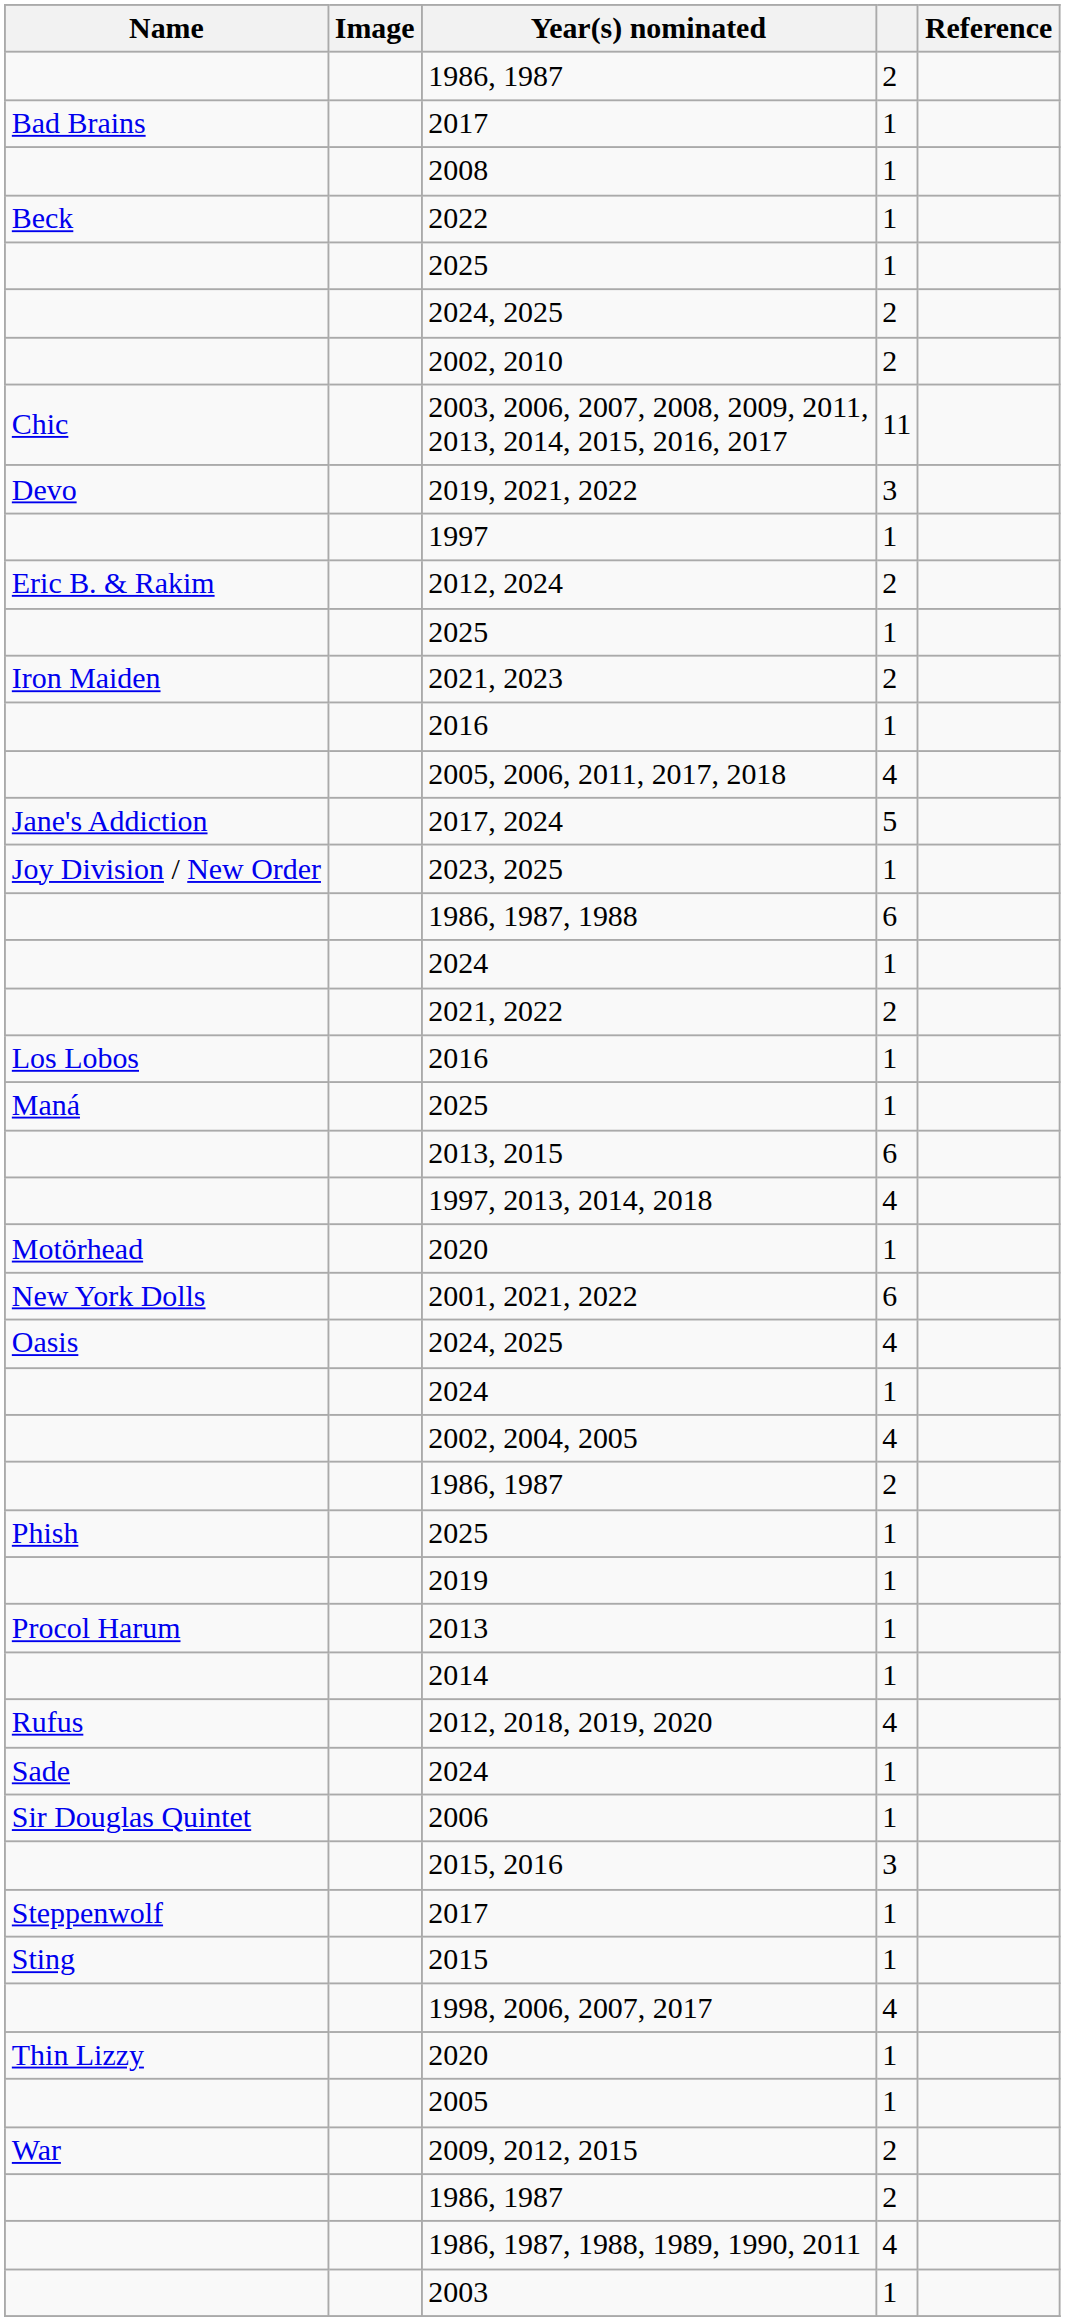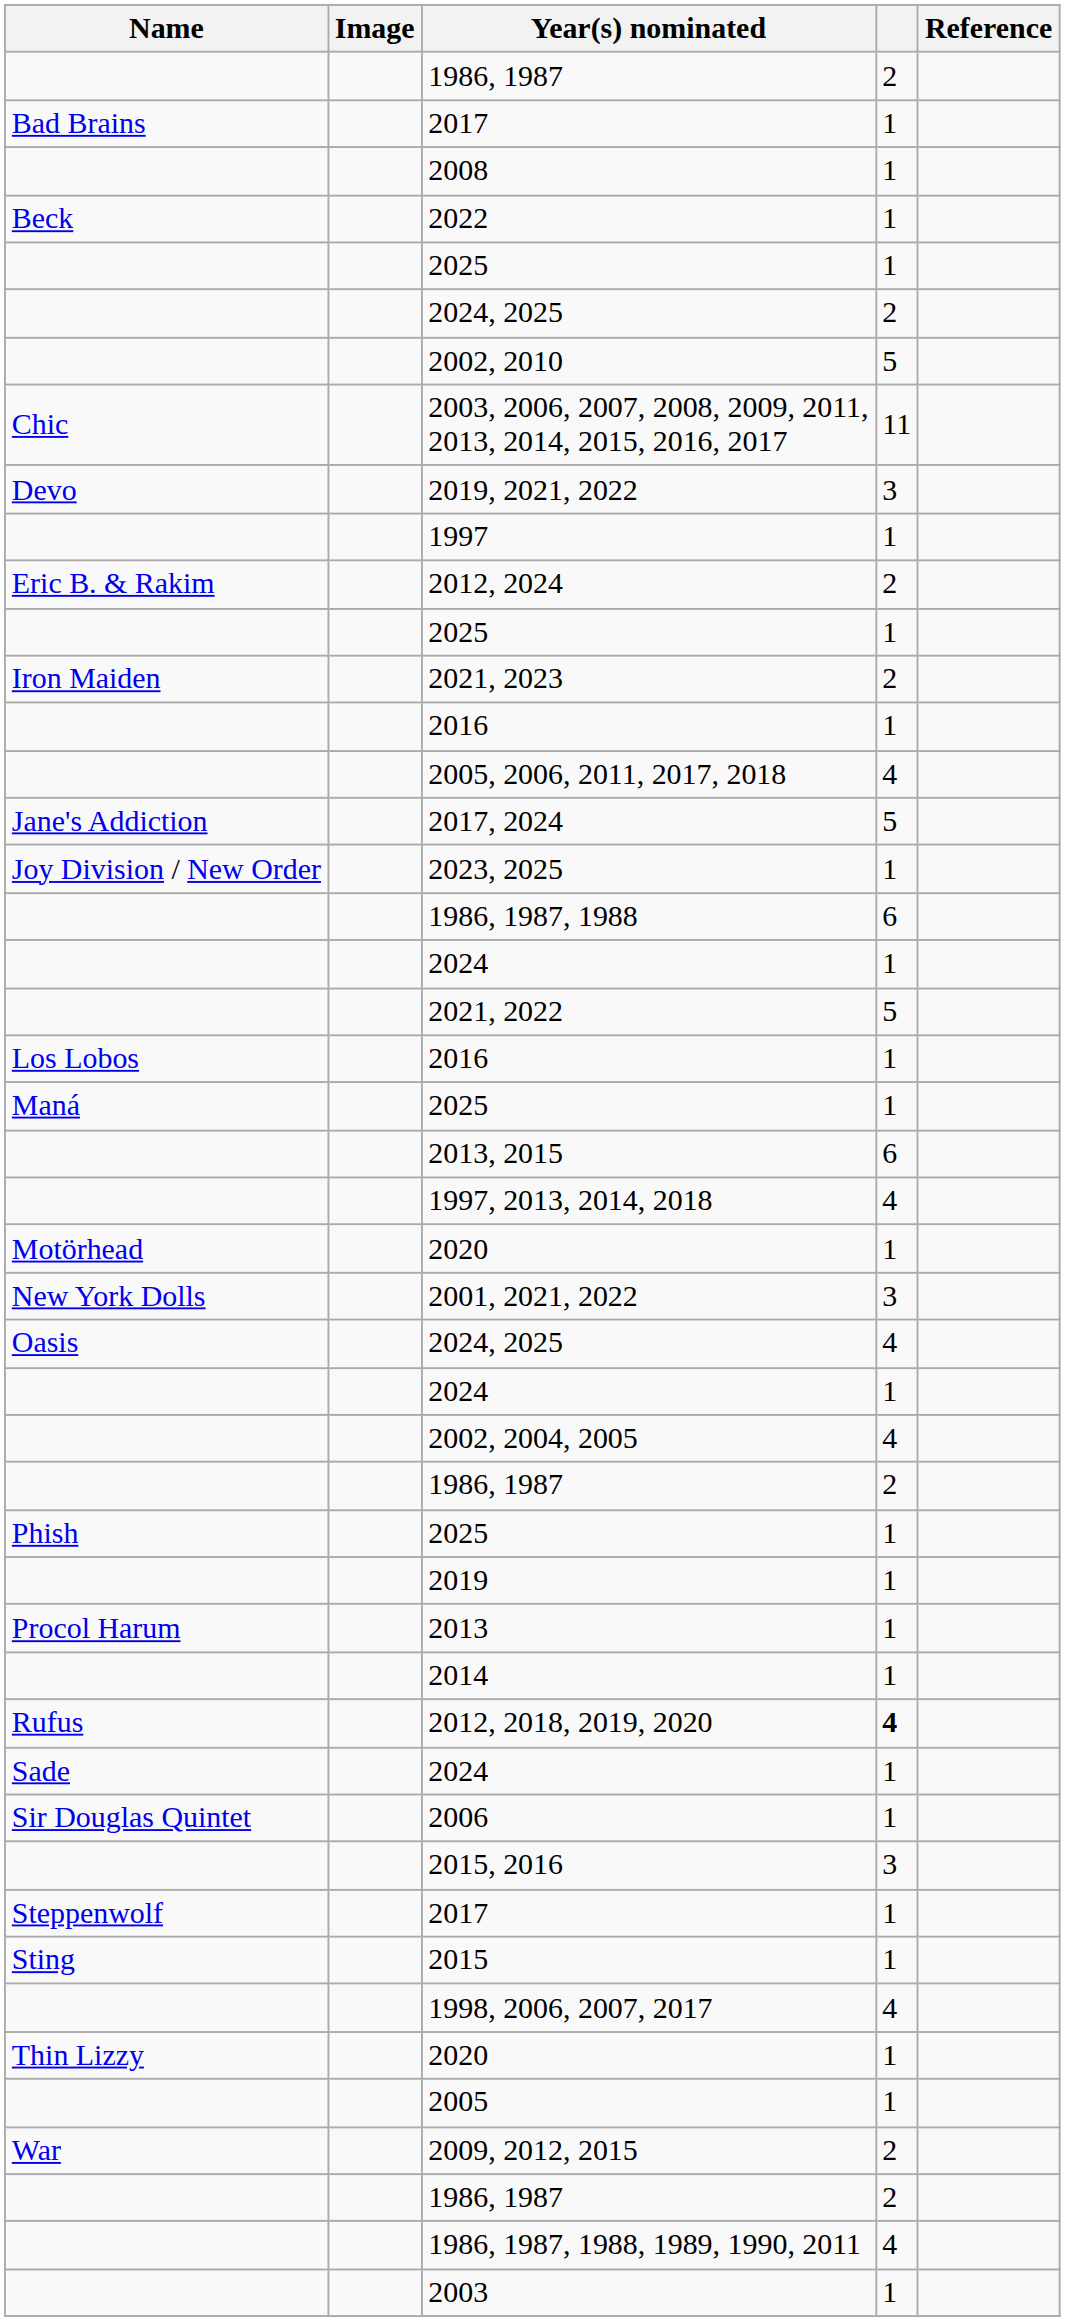(890, 360) 2 -> (890, 360) 5
(890, 1010) 2 -> (890, 1010) 5
(890, 1295) 6 -> (890, 1295) 3
(890, 1722) normal -> (890, 1722) bold
